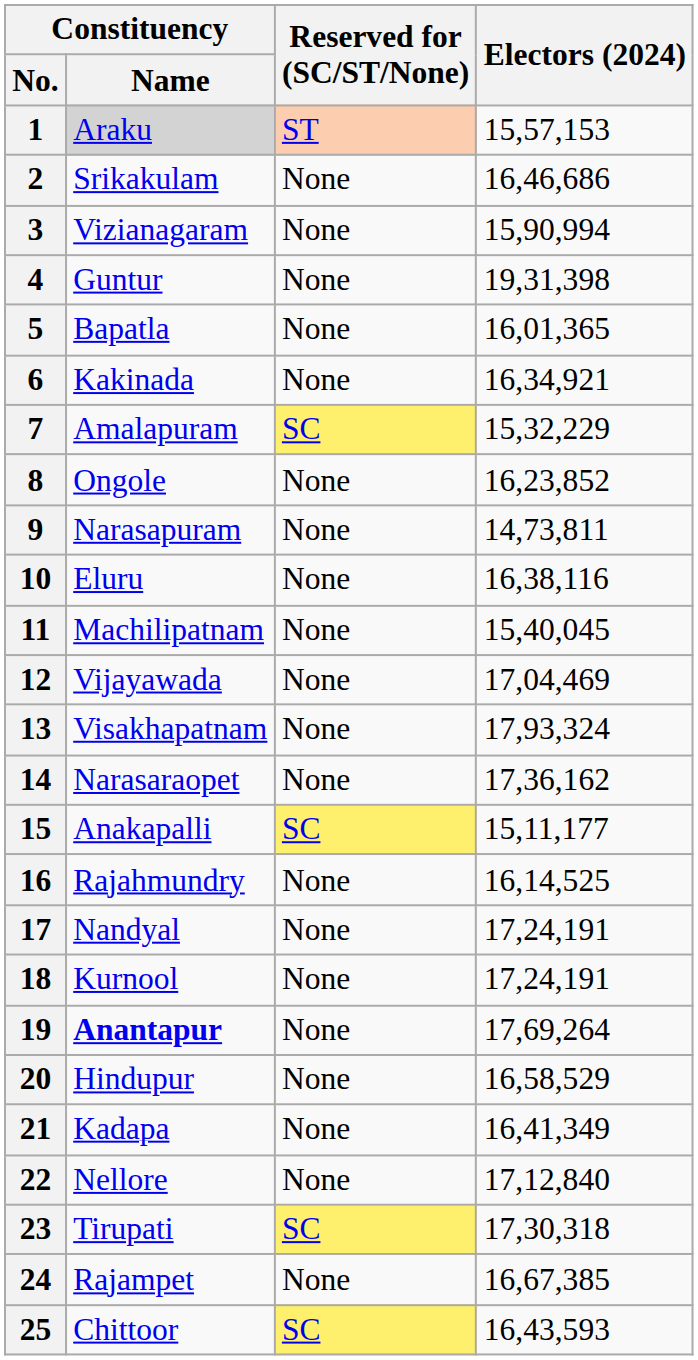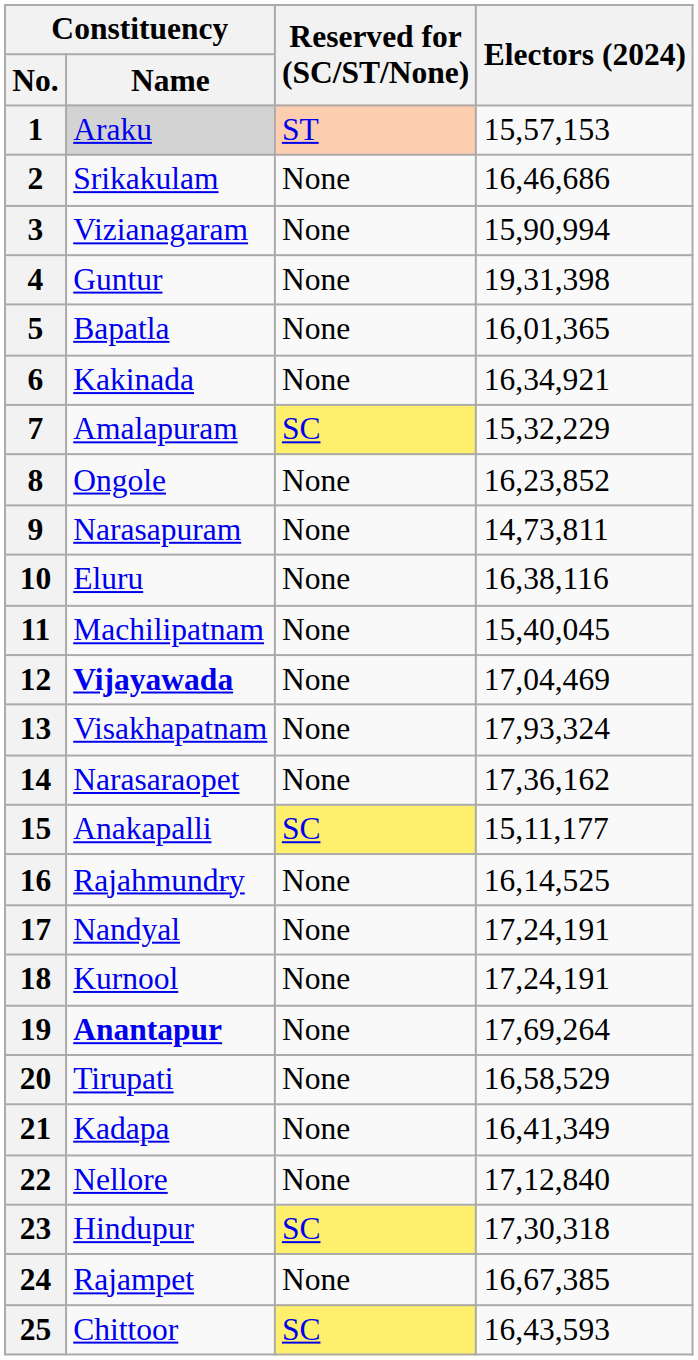(148, 679) normal -> (153, 679) bold
(134, 1079) Hindupur -> (123, 1079) Tirupati
(123, 1229) Tirupati -> (134, 1229) Hindupur
